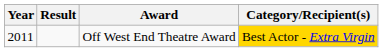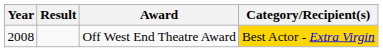(21, 36) 2011 -> (21, 36) 2008
